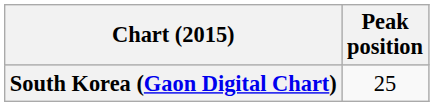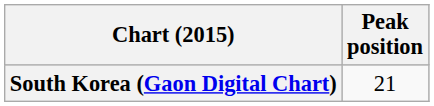(385, 82) 25 -> (385, 82) 21
